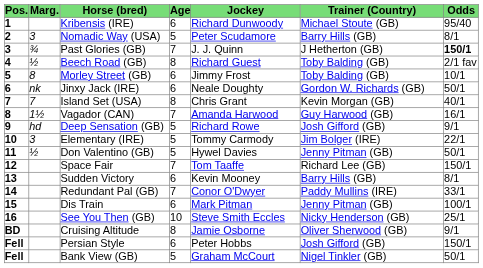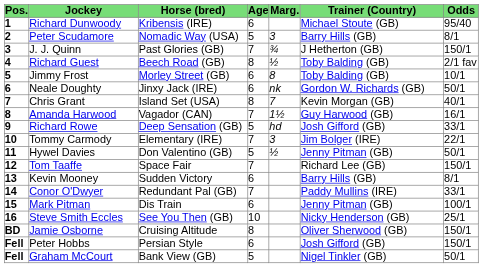columns swapped: (44, 10) <-> (246, 10)
(458, 49) bold -> (458, 49) normal
(452, 127) 9/1 -> (455, 127) 33/1
(173, 140) 5 -> (251, 140) 7
(452, 230) 9/1 -> (458, 230) 150/1
